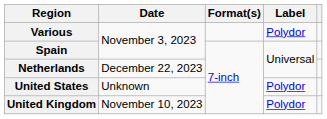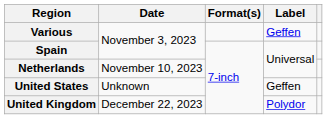(286, 31) Polydor -> (283, 31) Geffen
(152, 68) December 22, 2023 -> (152, 68) November 10, 2023
(286, 86) Polydor -> (283, 86) Geffen
(152, 104) November 10, 2023 -> (152, 104) December 22, 2023
